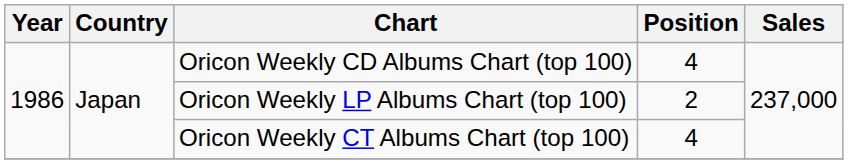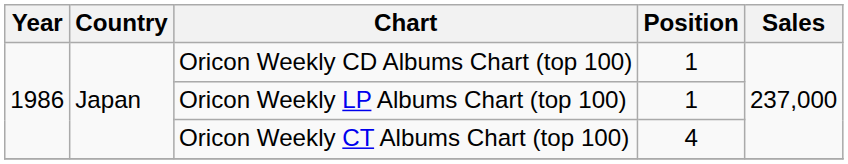(691, 61) 4 -> (691, 61) 1
(691, 100) 2 -> (691, 100) 1
